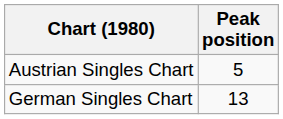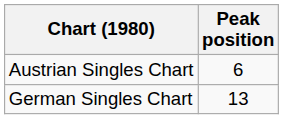(238, 69) 5 -> (238, 69) 6
